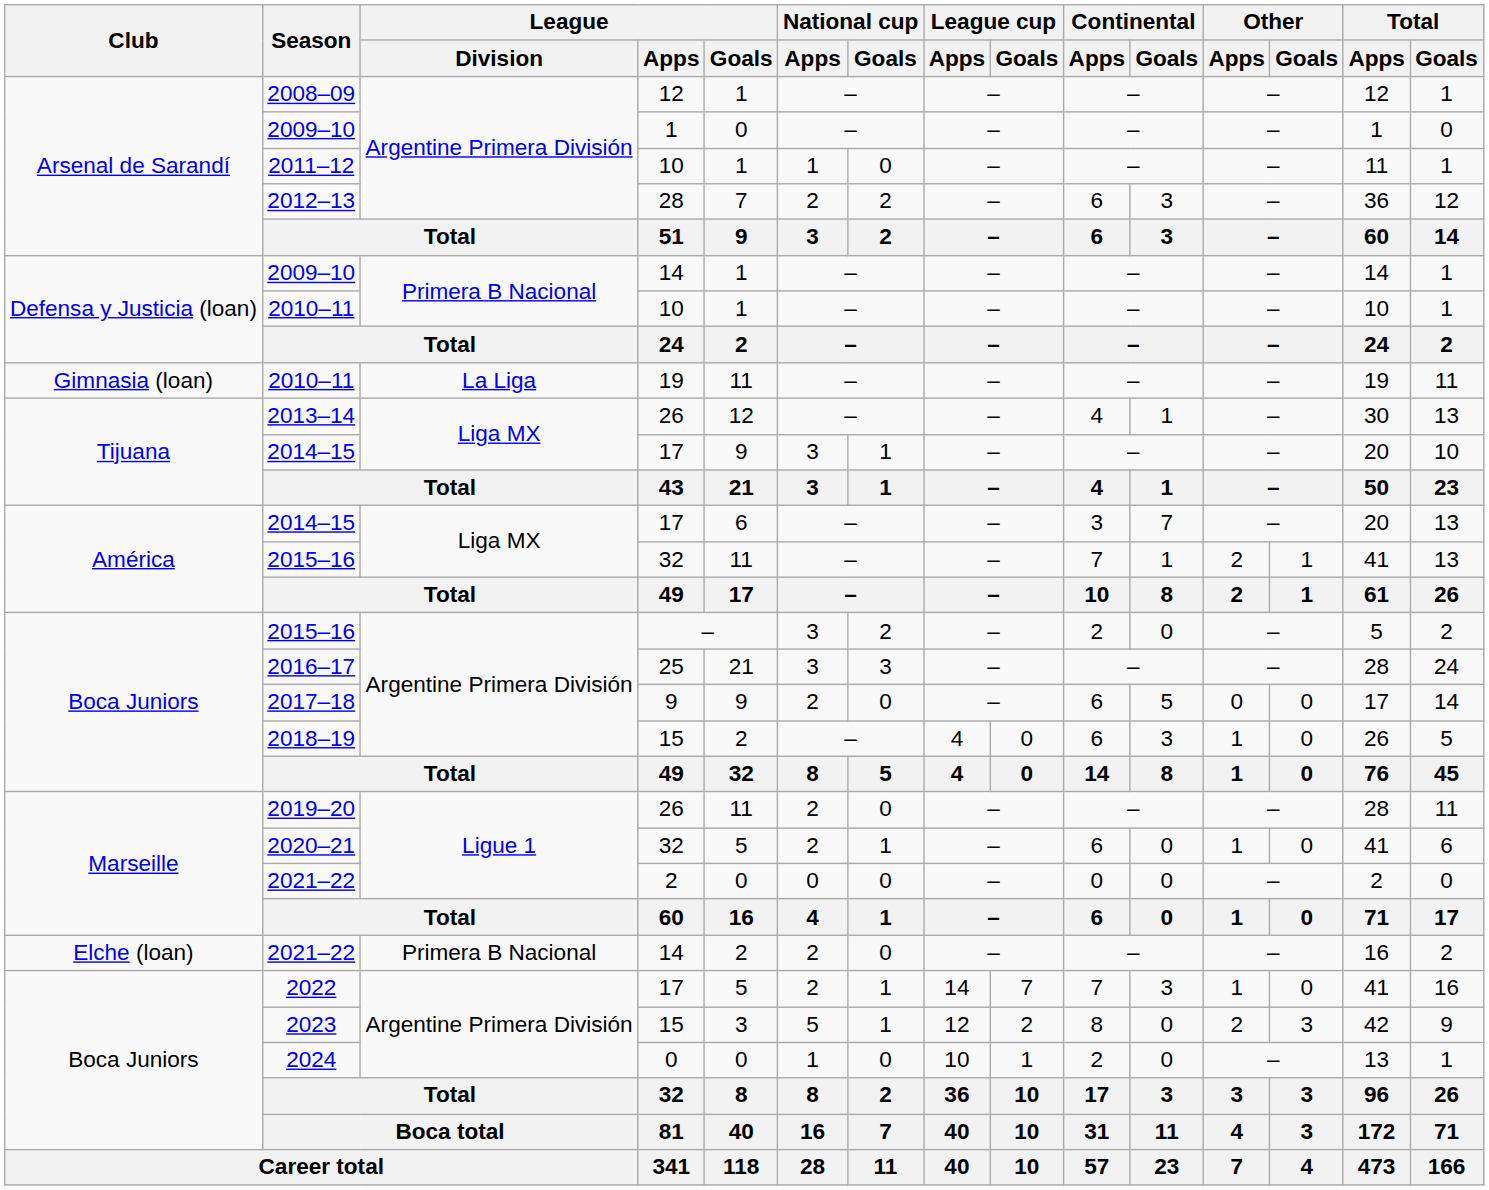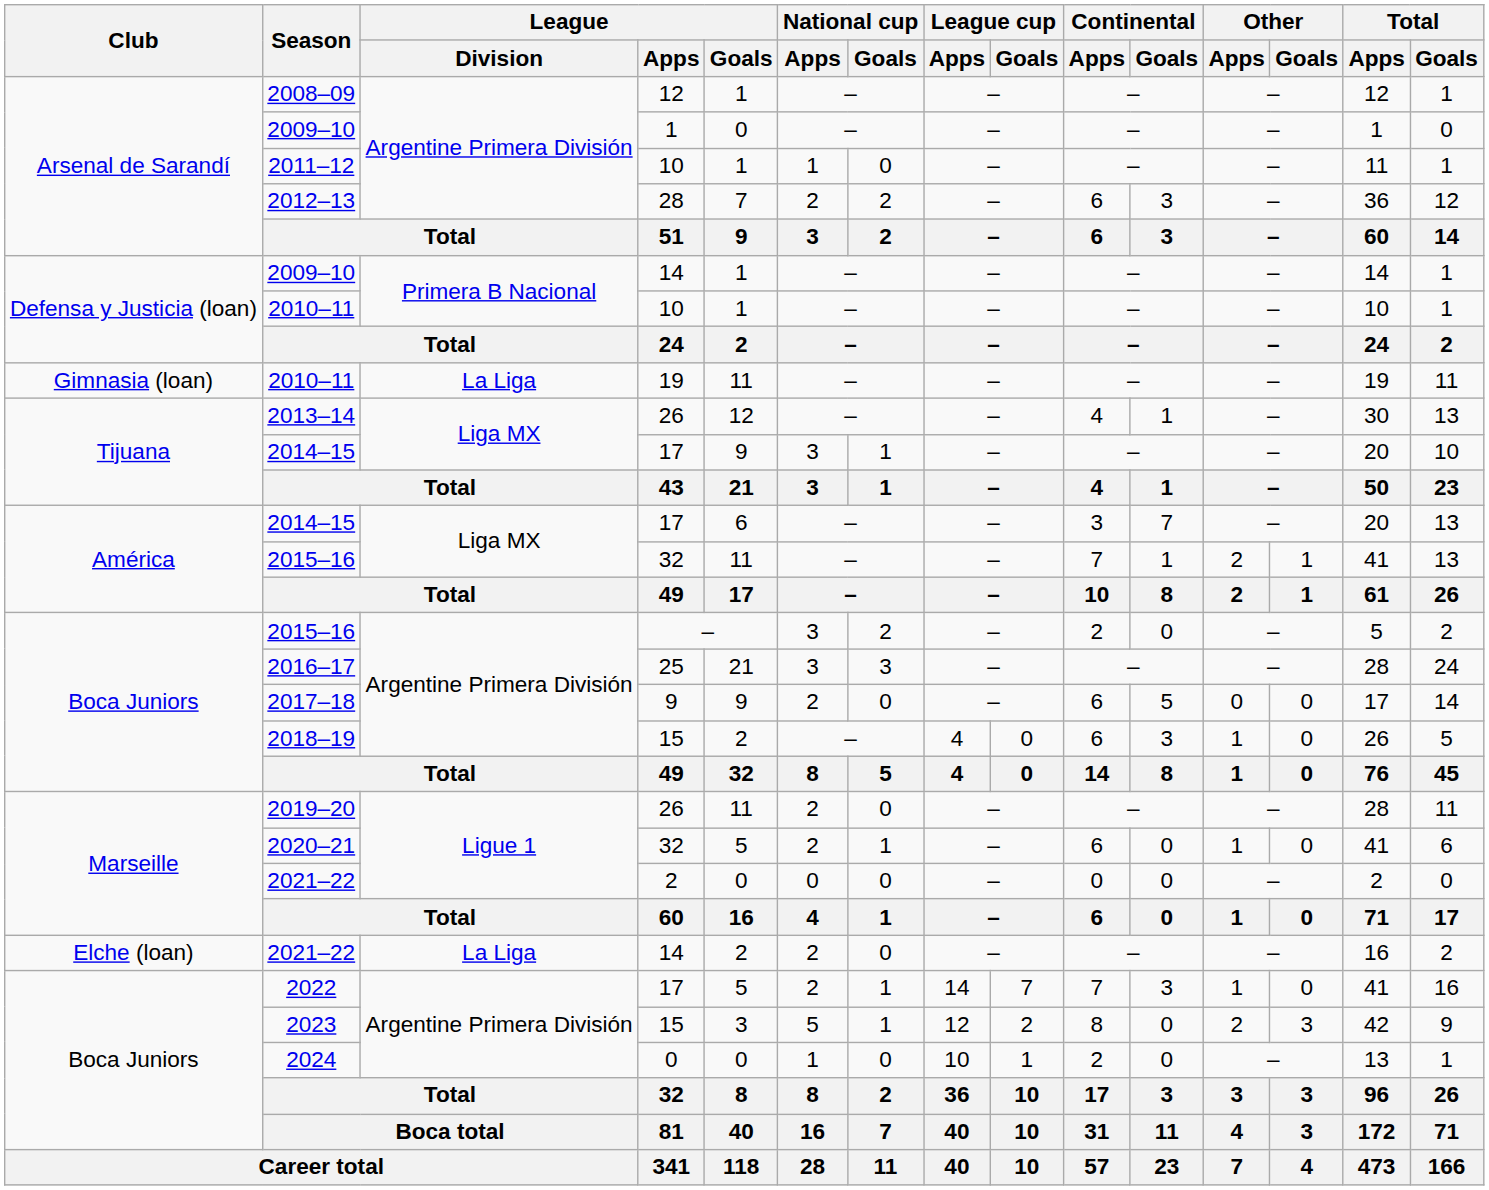(499, 952) Primera B Nacional -> (499, 952) La Liga
